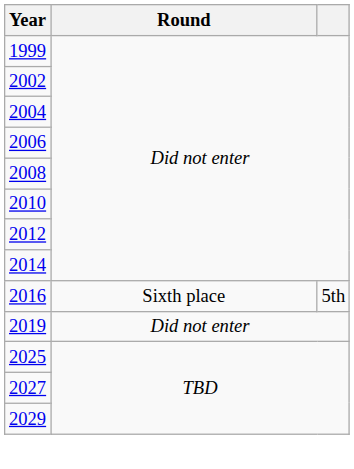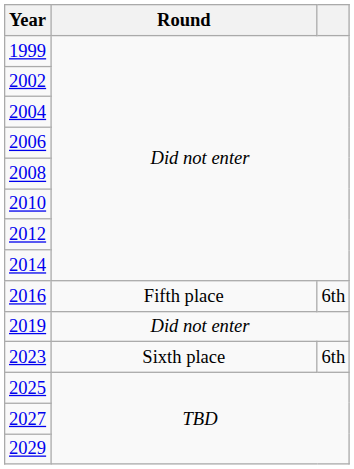(184, 295) Sixth place -> (184, 295) Fifth place
(333, 295) 5th -> (333, 295) 6th
+ row: (28, 357)
